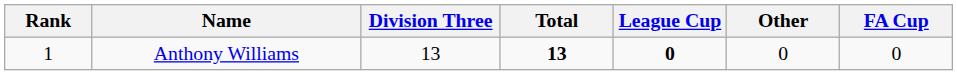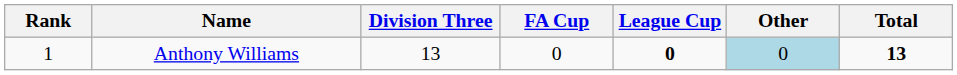columns swapped: (896, 20) <-> (557, 20)
(783, 53) no background -> (783, 53) lightblue background
